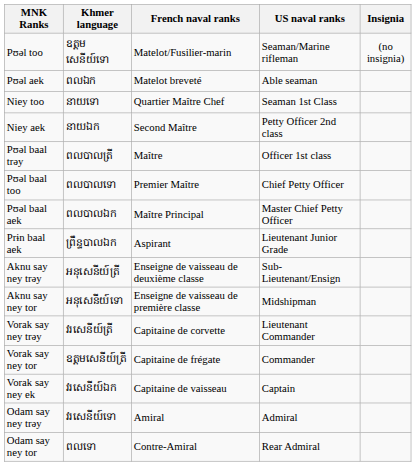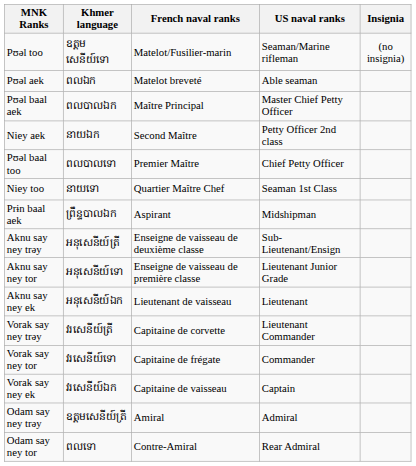rows swapped: (25, 102) <-> (27, 214)
- row: (27, 156)
(299, 243) Lieutenant Junior Grade -> (289, 214) Midshipman
(289, 301) Midshipman -> (299, 272) Lieutenant Junior Grade
+ row: (27, 301)
(96, 359) ឧត្តមសេនីយ៍ត្រី -> (91, 359) វរសេនីយ៍ទោ
(91, 417) វរសេនីយ៍ទោ -> (96, 417) ឧត្តមសេនីយ៍ត្រី
